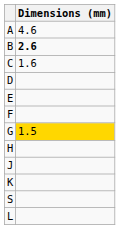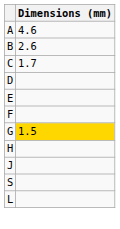(27, 47) bold -> (27, 47) normal
(27, 64) 1.6 -> (27, 64) 1.7
- row: (10, 182)
